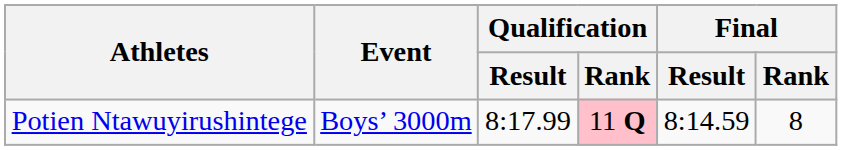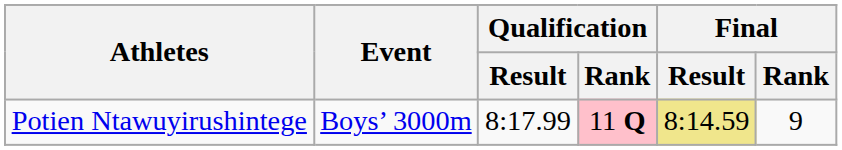(707, 121) no background -> (707, 121) khaki background
(796, 121) 8 -> (796, 121) 9
